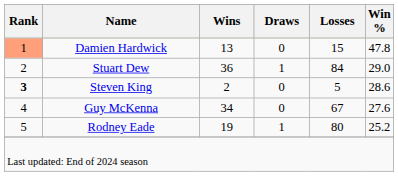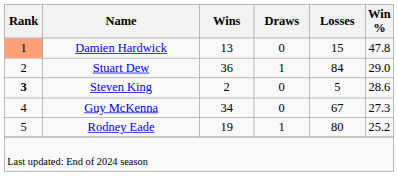(379, 107) 27.6 -> (379, 107) 27.3
